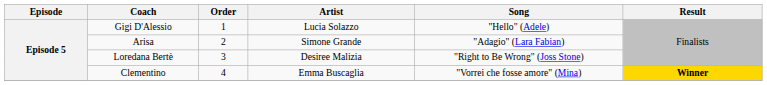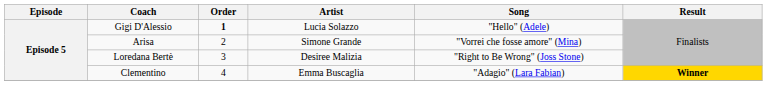(223, 27) normal -> (223, 27) bold
(519, 42) "Adagio" (Lara Fabian) -> (519, 42) "Vorrei che fosse amore" (Mina)
(519, 73) "Vorrei che fosse amore" (Mina) -> (519, 73) "Adagio" (Lara Fabian)
